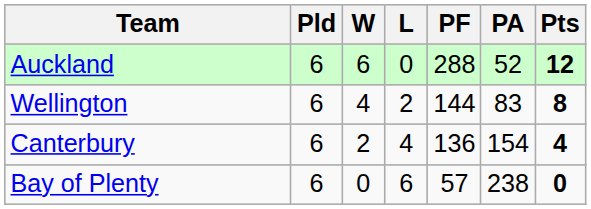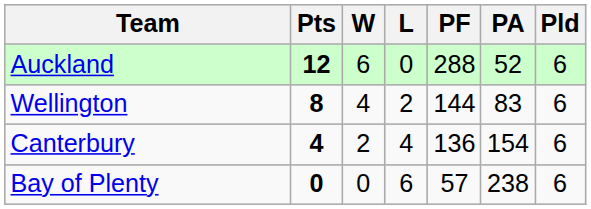columns swapped: (316, 24) <-> (560, 24)
